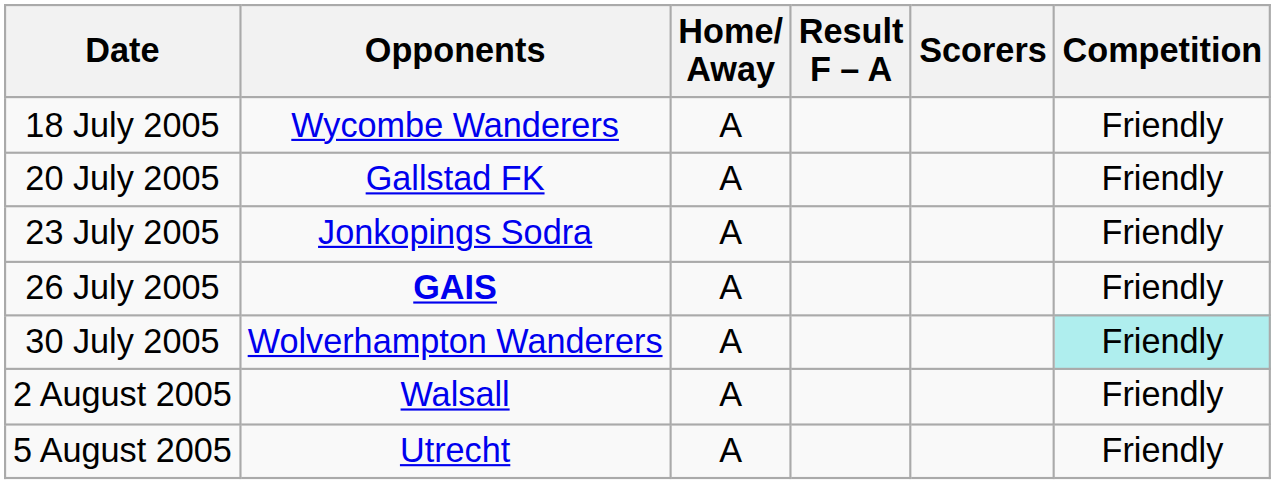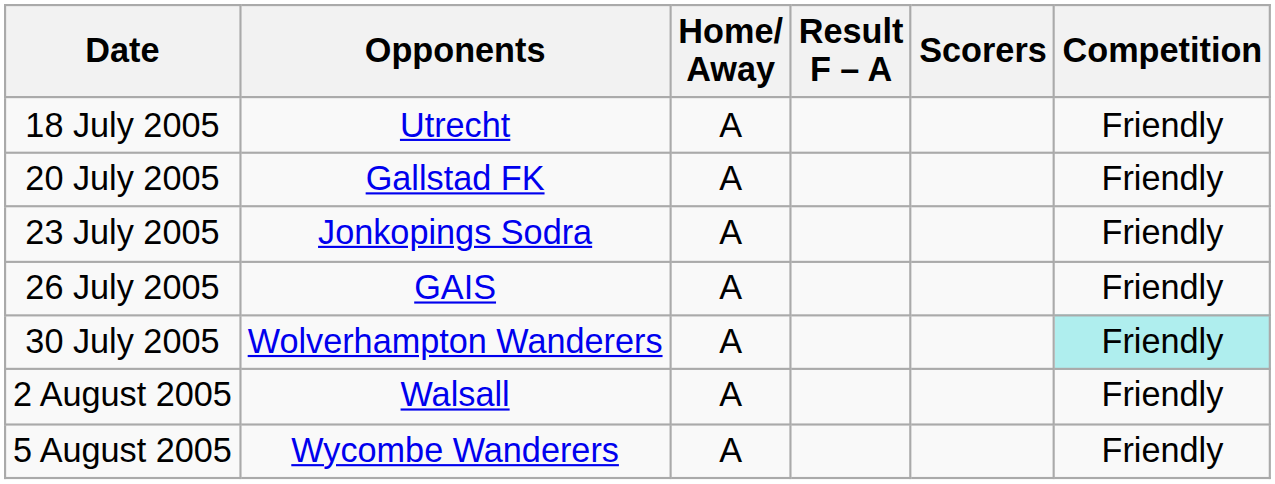(455, 124) Wycombe Wanderers -> (455, 124) Utrecht
(455, 287) bold -> (455, 287) normal
(455, 450) Utrecht -> (455, 450) Wycombe Wanderers
